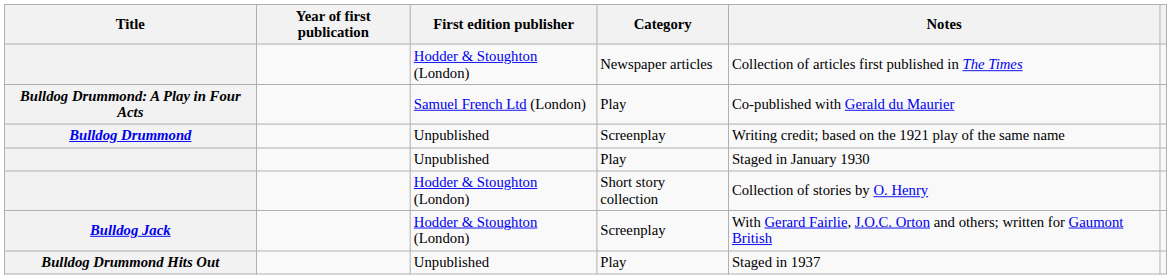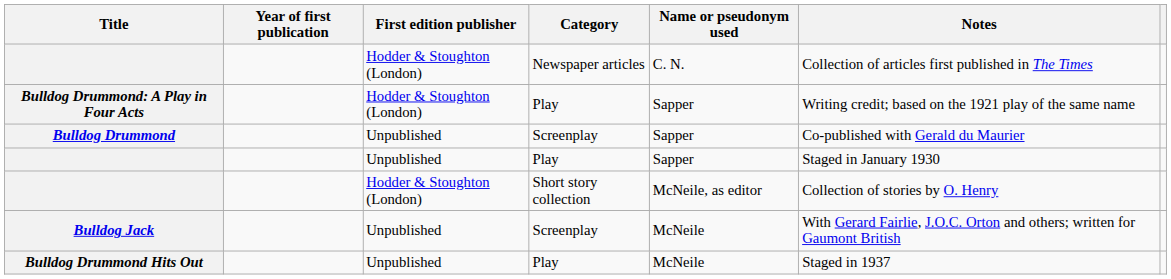+ column: (724, 24)
(500, 104) Samuel French Ltd (London) -> (428, 104) Hodder & Stoughton (London)
(843, 104) Co-published with Gerald du Maurier -> (969, 104) Writing credit; based on the 1921 play of the same name
(898, 135) Writing credit; based on the 1921 play of the same name -> (913, 135) Co-published with Gerald du Maurier
(476, 230) Hodder & Stoughton (London) -> (404, 230) Unpublished
